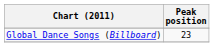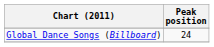(186, 35) 23 -> (186, 35) 24
